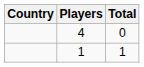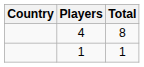(122, 33) 0 -> (122, 33) 8
